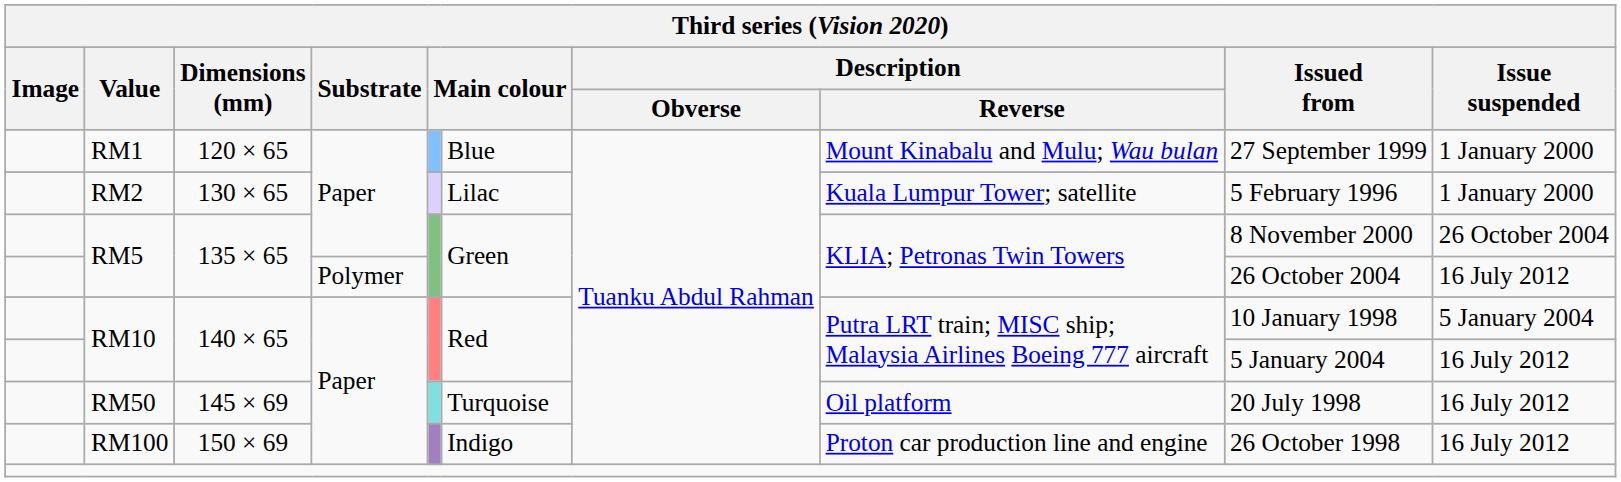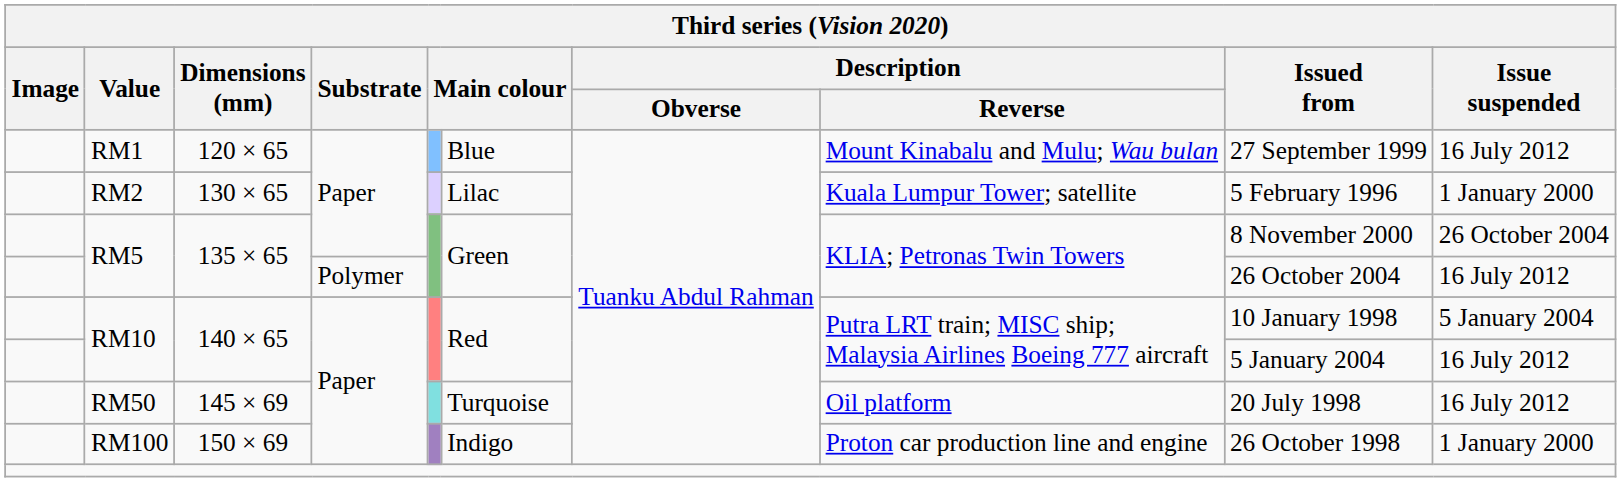(1516, 150) 1 January 2000 -> (1504, 150) 16 July 2012
(1504, 443) 16 July 2012 -> (1516, 443) 1 January 2000
